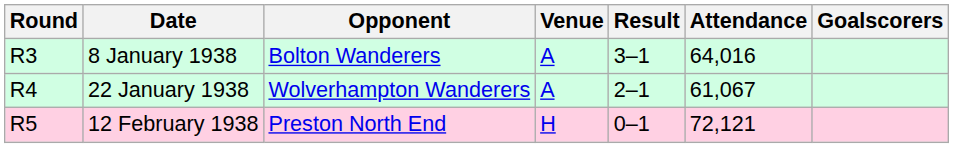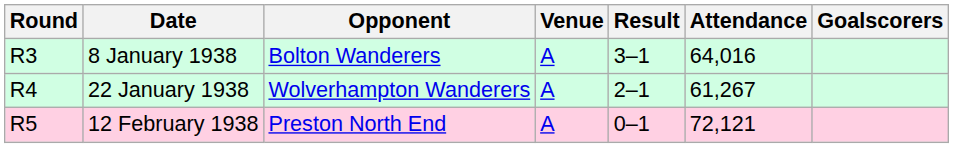(723, 90) 61,067 -> (723, 90) 61,267
(548, 124) H -> (547, 124) A
